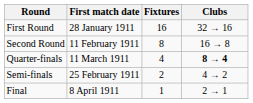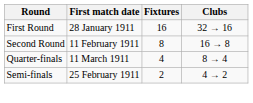(215, 59) bold -> (215, 59) normal
- row: (17, 91)
